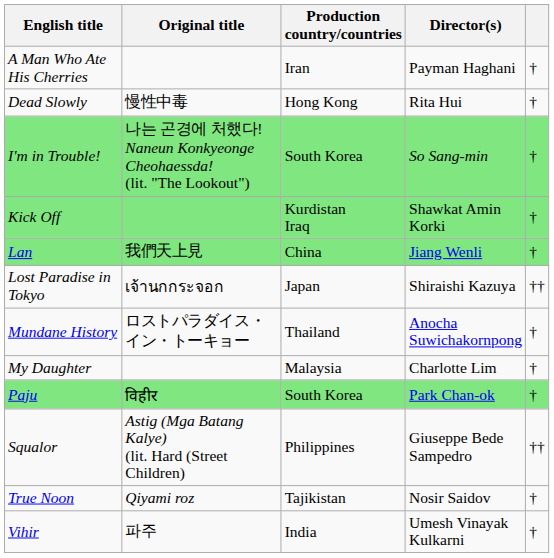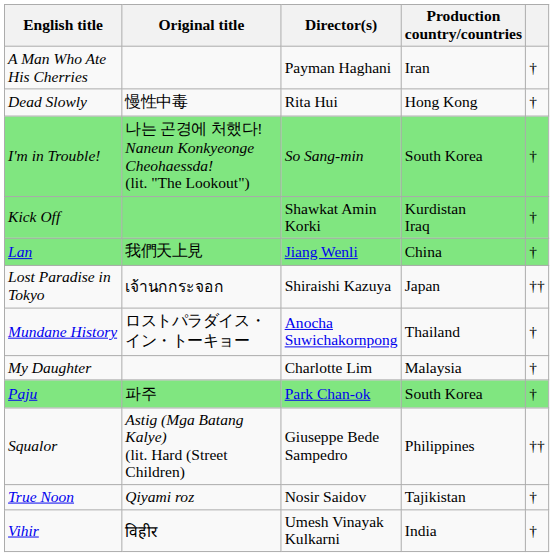columns swapped: (466, 25) <-> (343, 25)
(141, 395) विहीर -> (141, 393) 파주
(141, 530) 파주 -> (141, 531) विहीर
